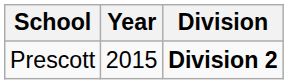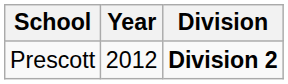(132, 59) 2015 -> (132, 59) 2012
